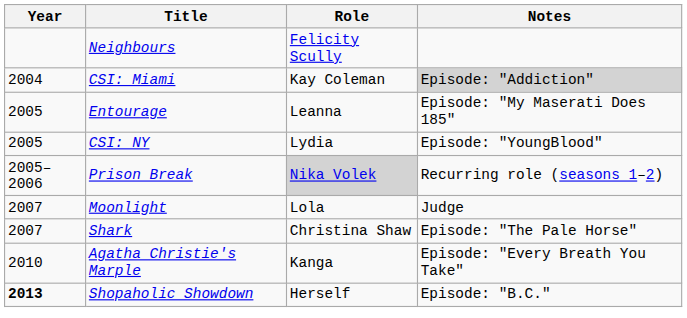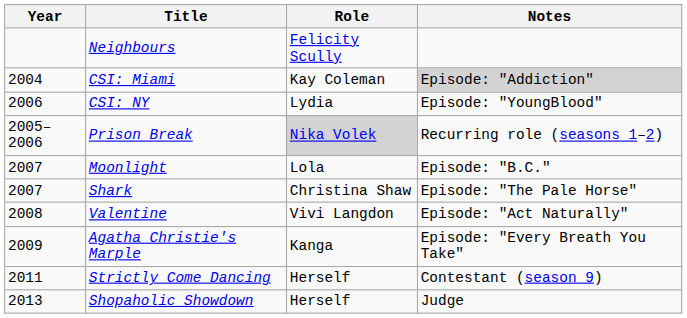- row: (128, 112)
(25, 144) 2005 -> (25, 104) 2006
(442, 207) Judge -> (486, 167) Episode: "B.C."
+ row: (128, 214)
(25, 263) 2010 -> (25, 246) 2009
+ row: (180, 278)
(25, 295) bold -> (25, 301) normal
(486, 295) Episode: "B.C." -> (442, 301) Judge
